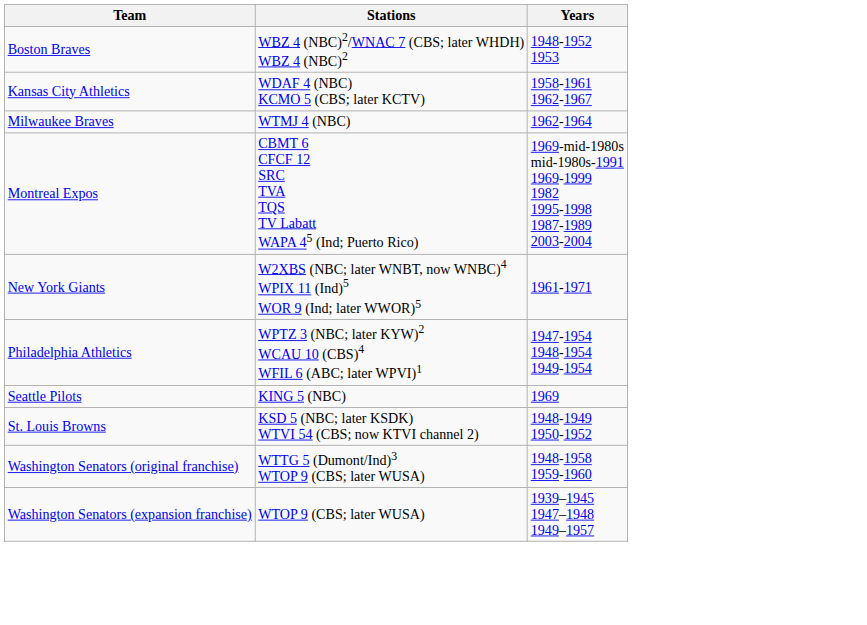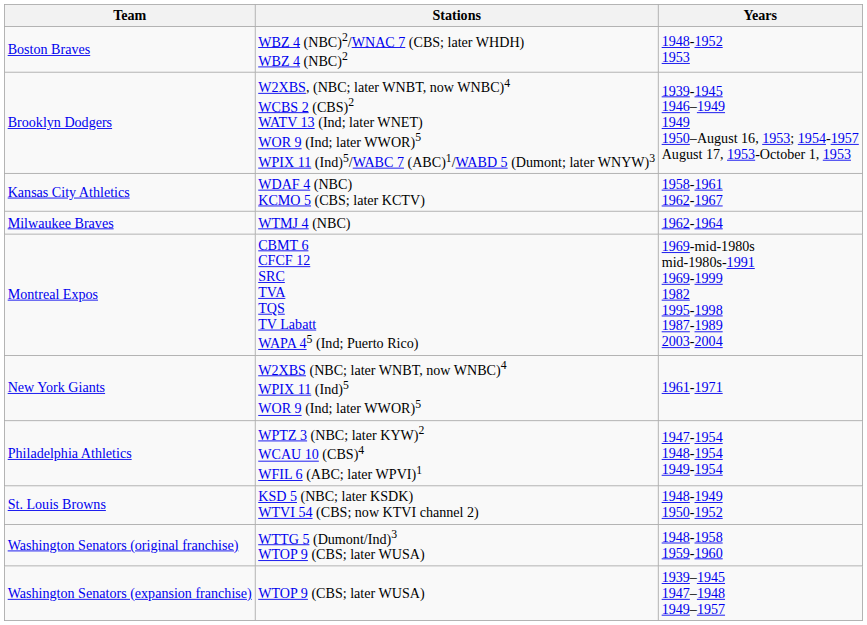+ row: (60, 123)
- row: (45, 396)
